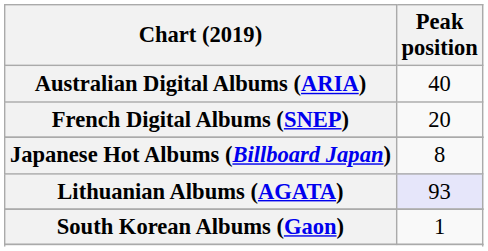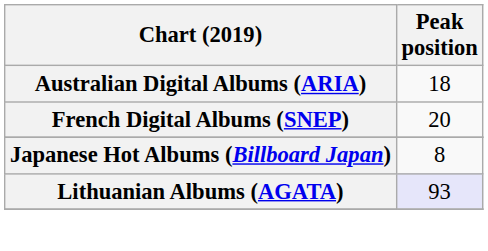(440, 83) 40 -> (440, 83) 18
- row: (200, 226)
